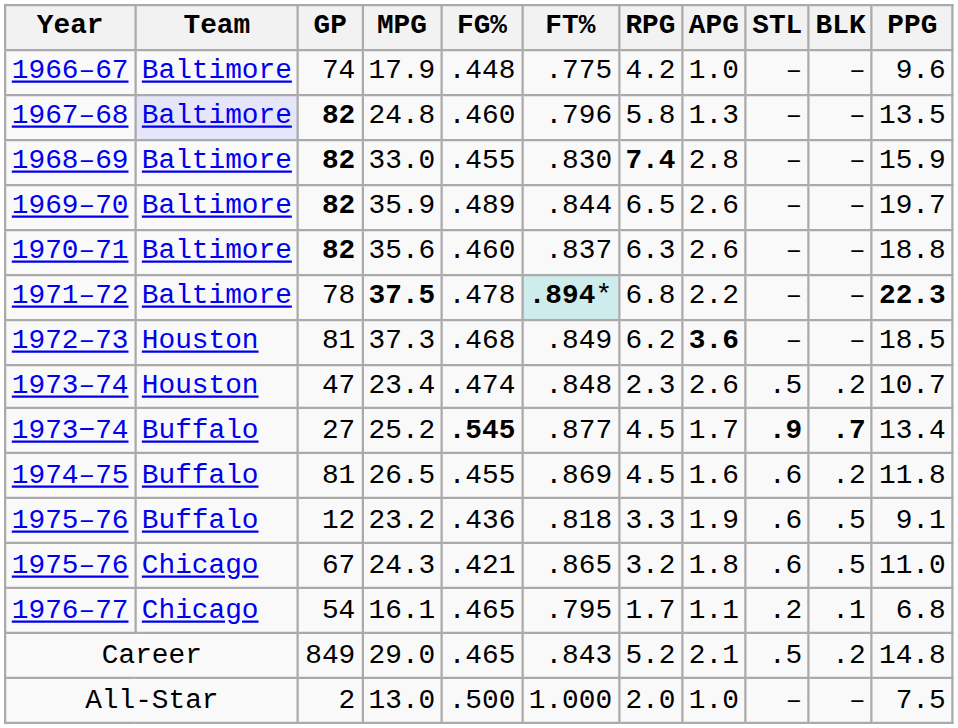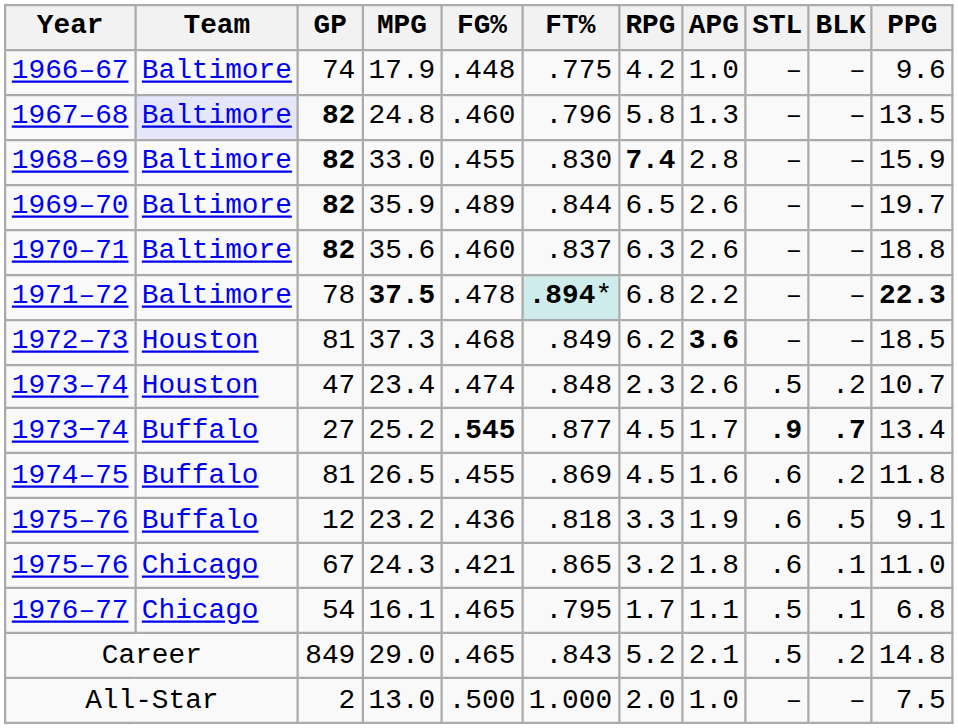(849, 566) .5 -> (849, 566) .1
(786, 611) .2 -> (786, 611) .5
